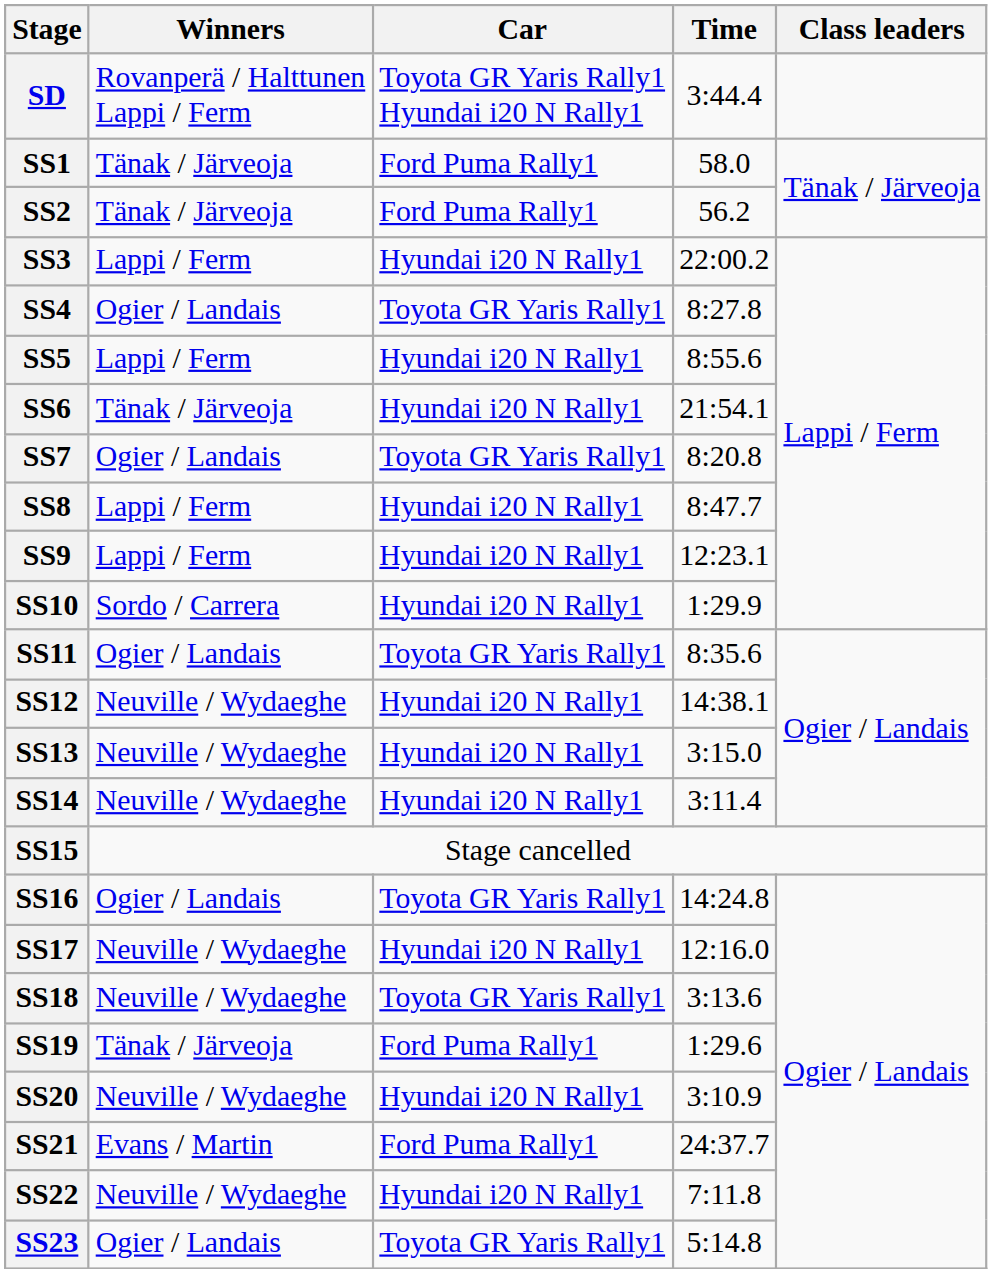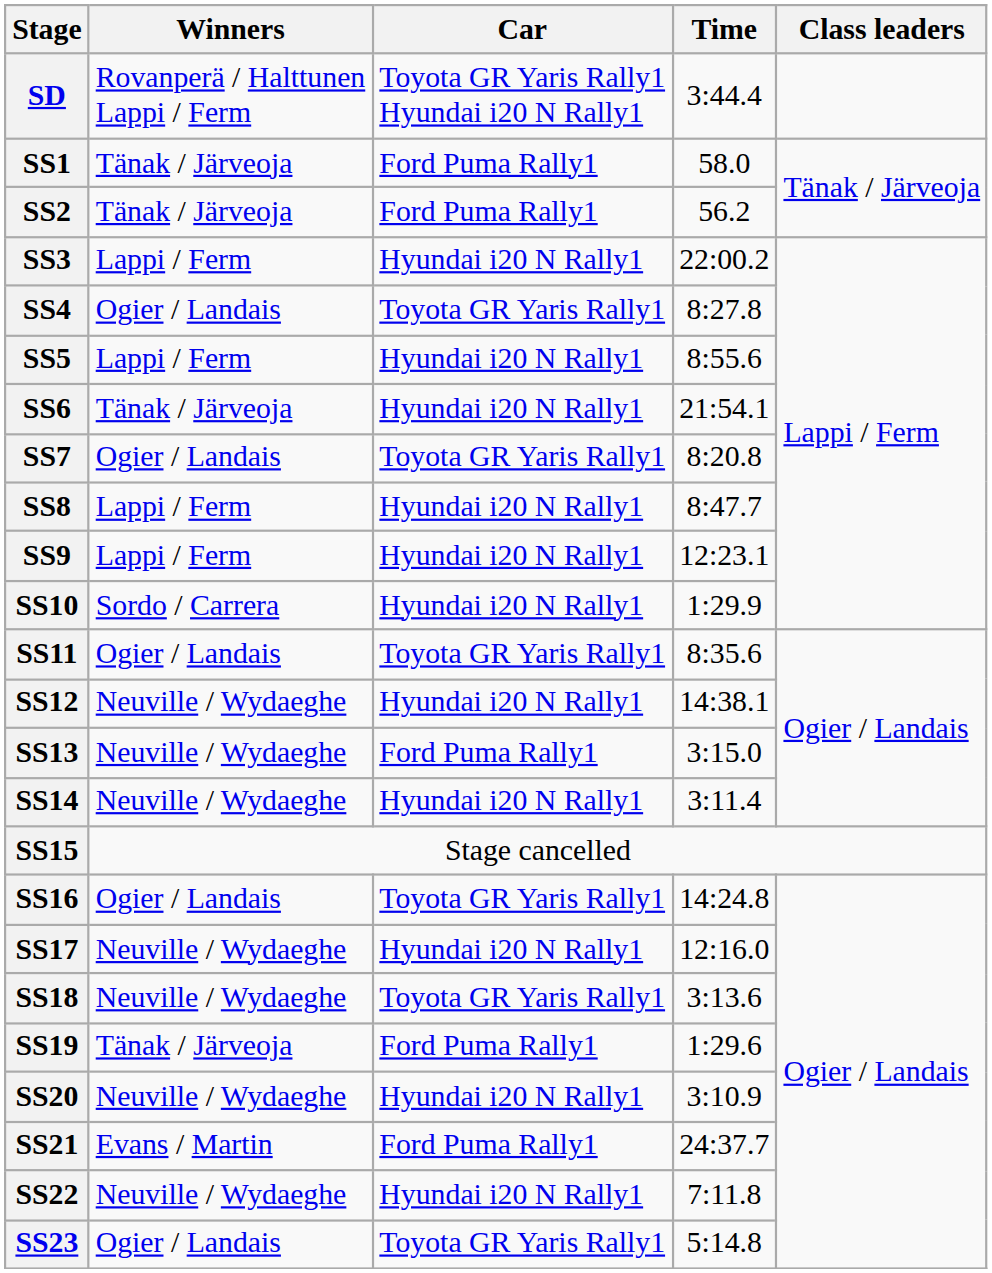(511, 751) Hyundai i20 N Rally1 -> (489, 751) Ford Puma Rally1
